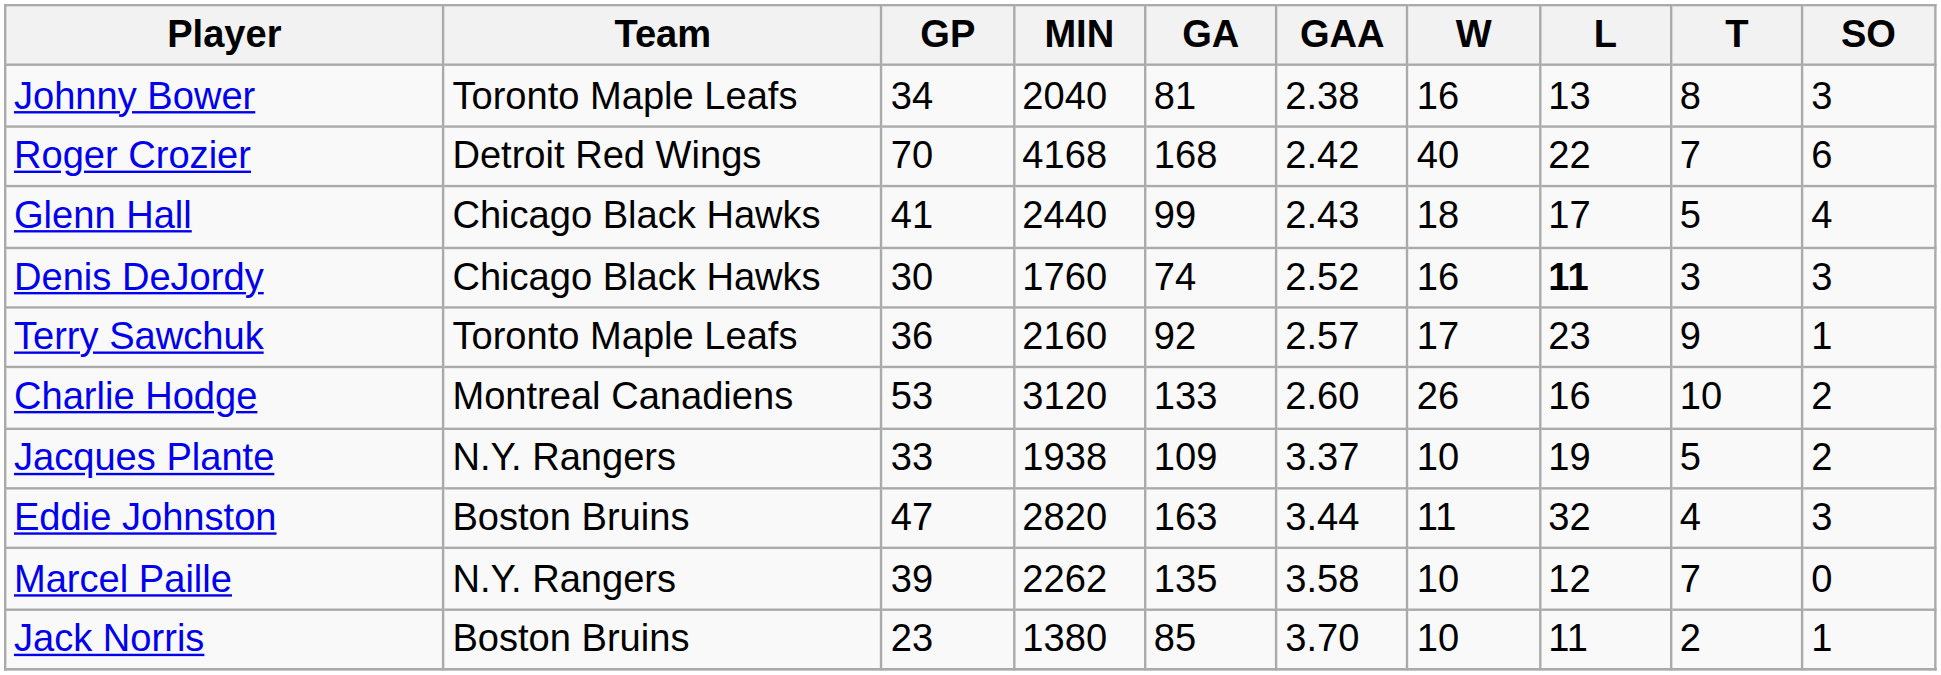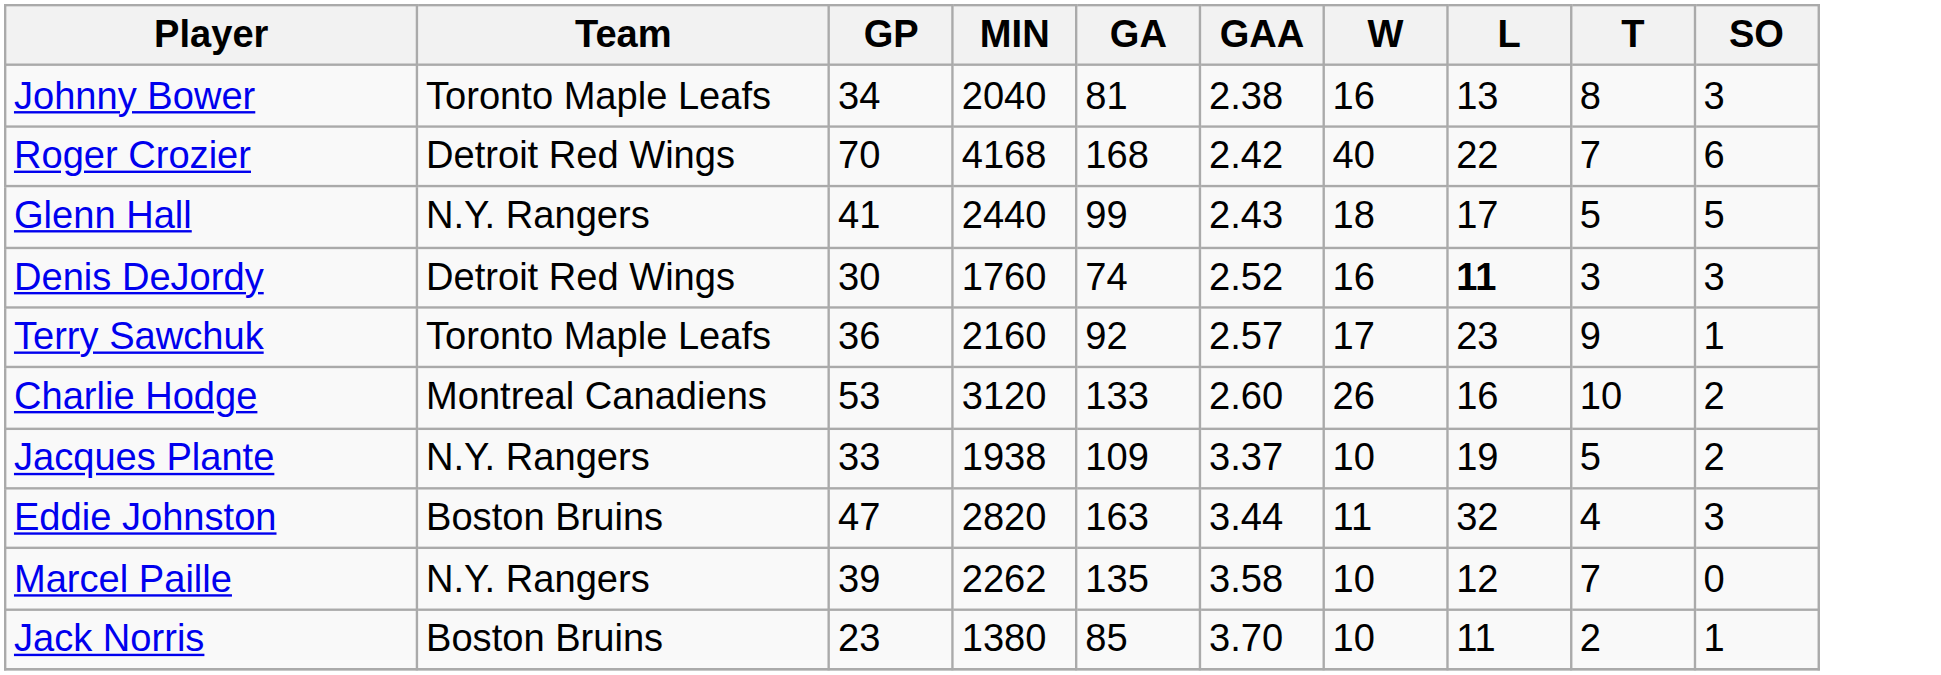(637, 215) Chicago Black Hawks -> (538, 215) N.Y. Rangers
(1822, 215) 4 -> (1714, 215) 5
(637, 276) Chicago Black Hawks -> (581, 276) Detroit Red Wings
